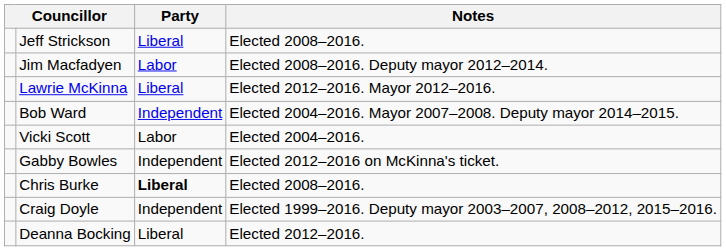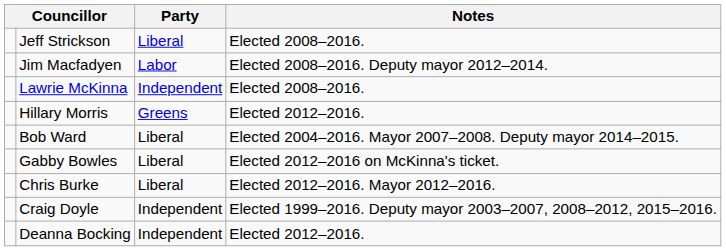(161, 88) Liberal -> (180, 88) Independent
(362, 88) Elected 2012–2016. Mayor 2012–2016. -> (297, 88) Elected 2008–2016.
+ row: (64, 112)
(180, 112) Independent -> (161, 137) Liberal
- row: (55, 137)
(180, 161) Independent -> (161, 161) Liberal
(163, 185) bold -> (161, 185) normal
(297, 185) Elected 2008–2016. -> (362, 185) Elected 2012–2016. Mayor 2012–2016.
(161, 233) Liberal -> (180, 233) Independent
